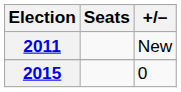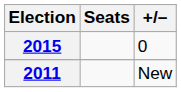rows swapped: (42, 45) <-> (42, 73)
